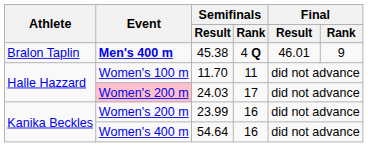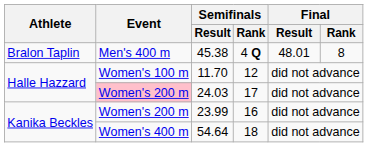(136, 53) bold -> (134, 53) normal
(294, 53) 46.01 -> (294, 53) 48.01
(341, 53) 9 -> (341, 53) 8
(251, 73) 11 -> (251, 73) 12
(251, 132) 16 -> (251, 132) 18
